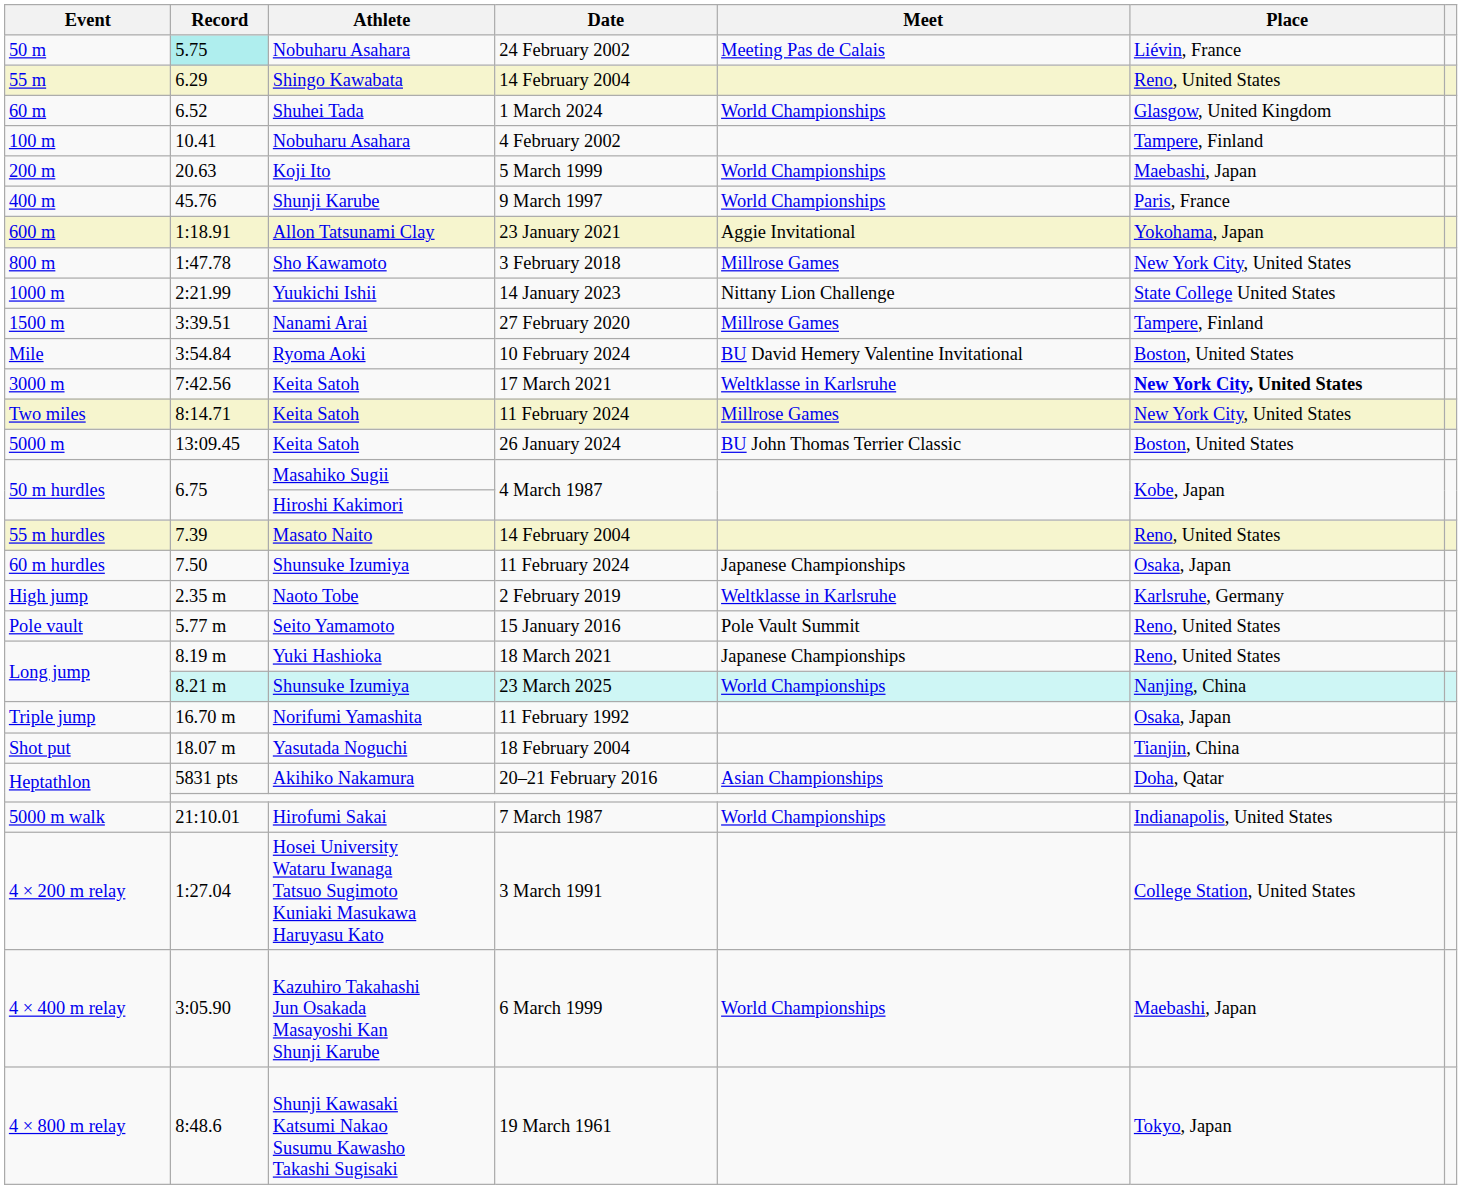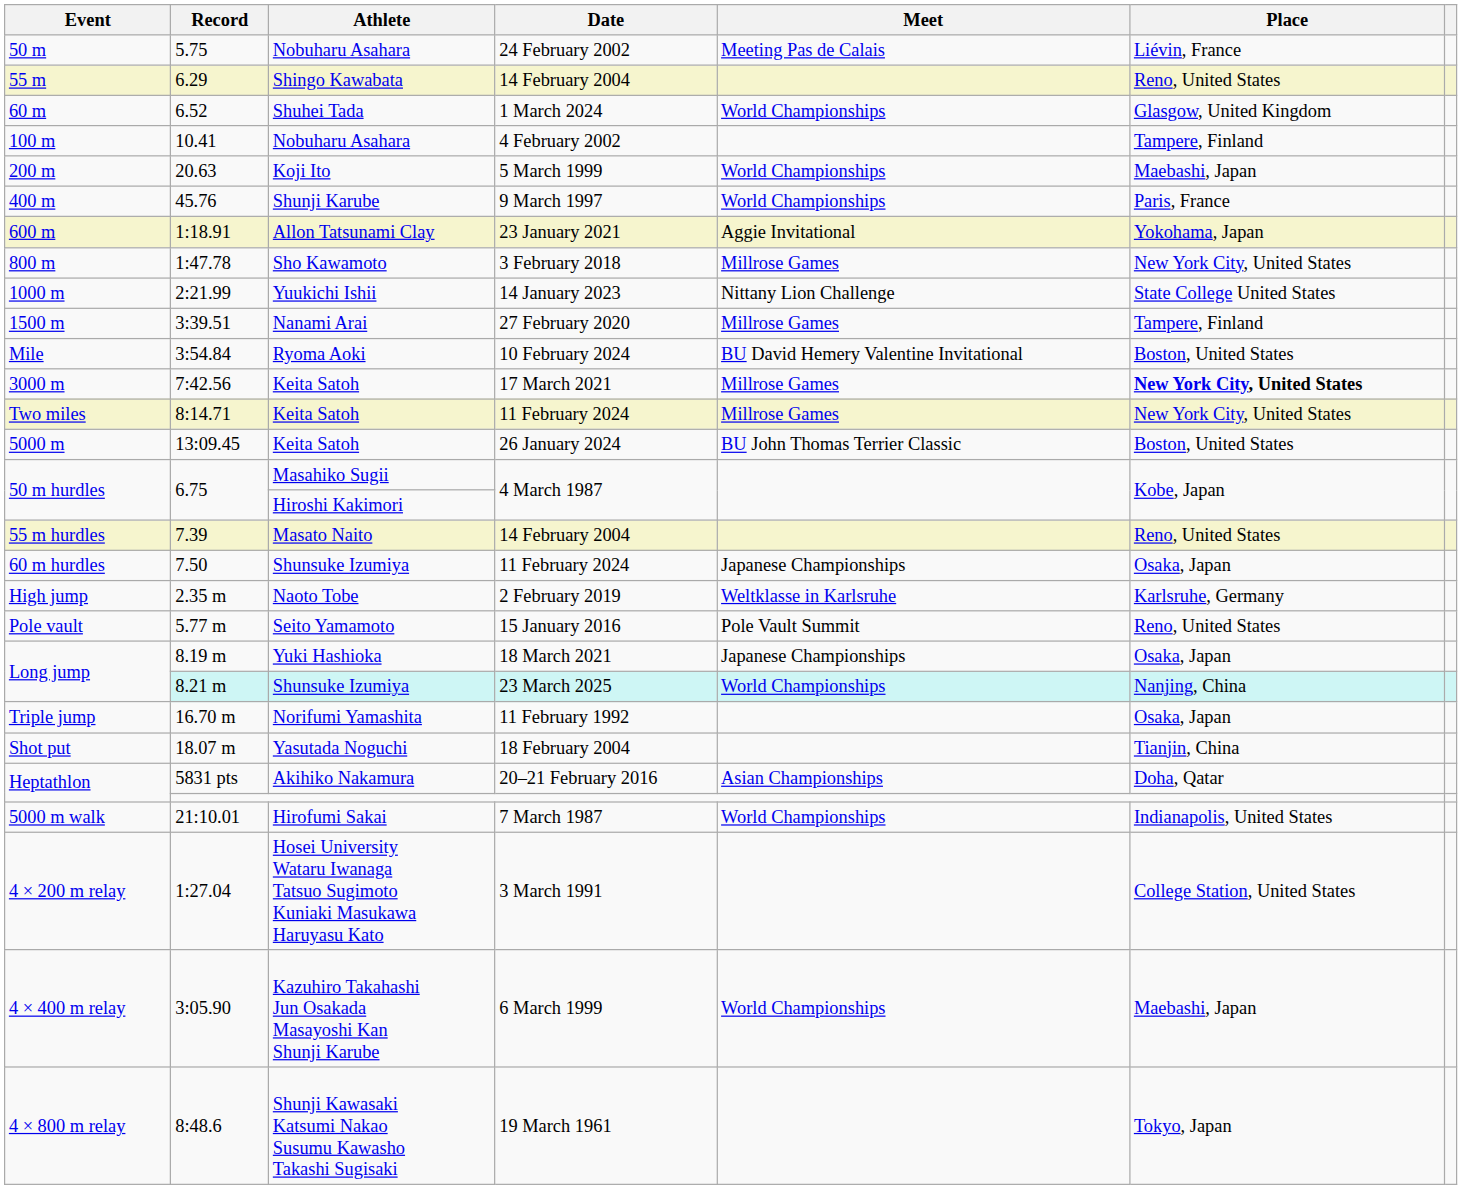(191, 50) paleturquoise background -> (191, 50) no background
(809, 383) Weltklasse in Karlsruhe -> (780, 383) Millrose Games
(1207, 656) Reno, United States -> (1182, 656) Osaka, Japan
